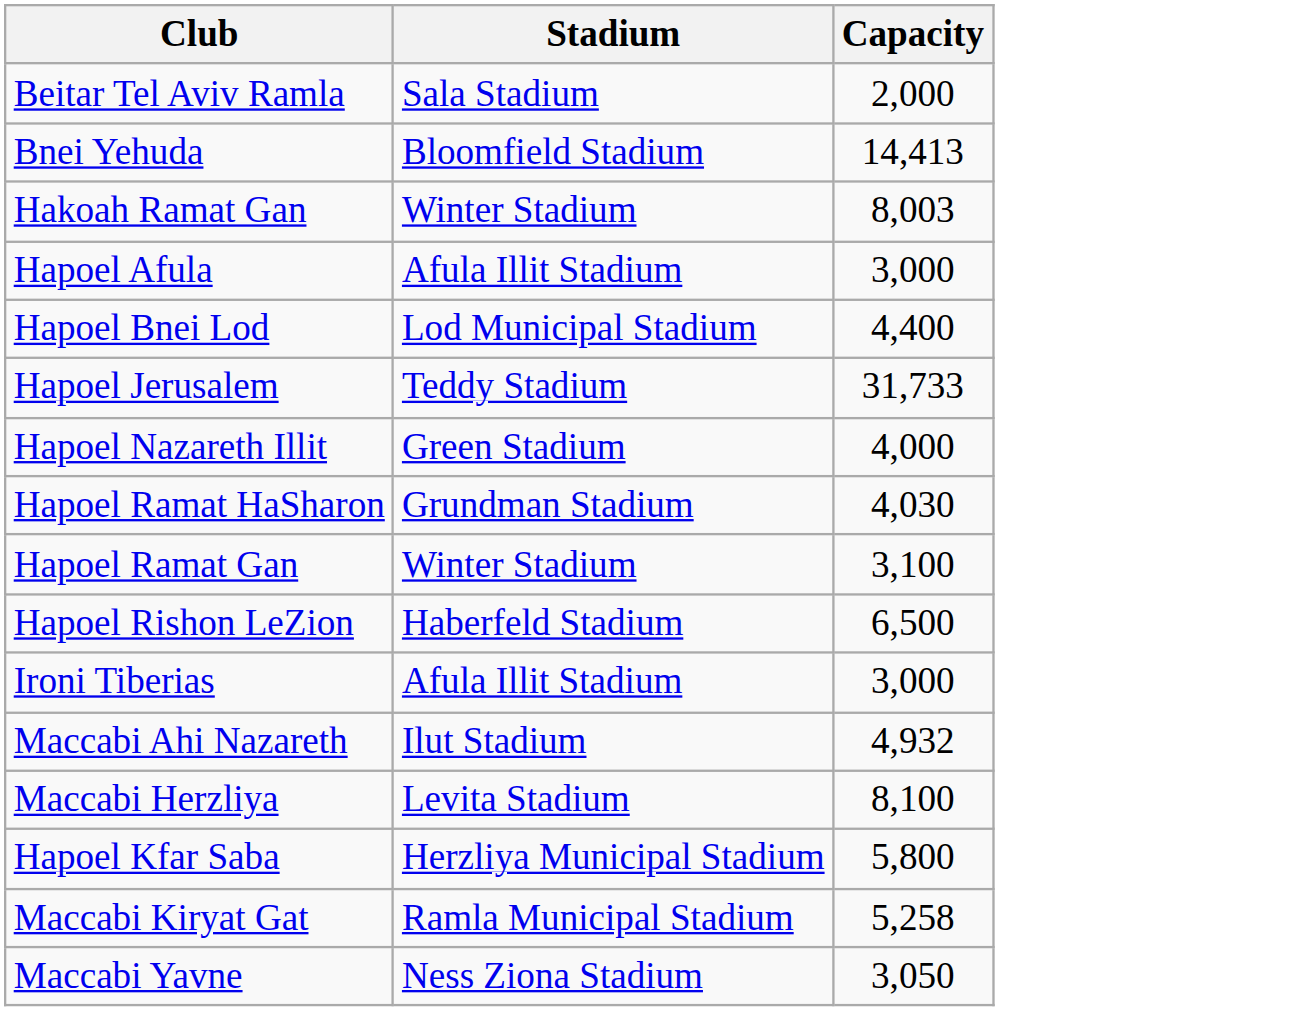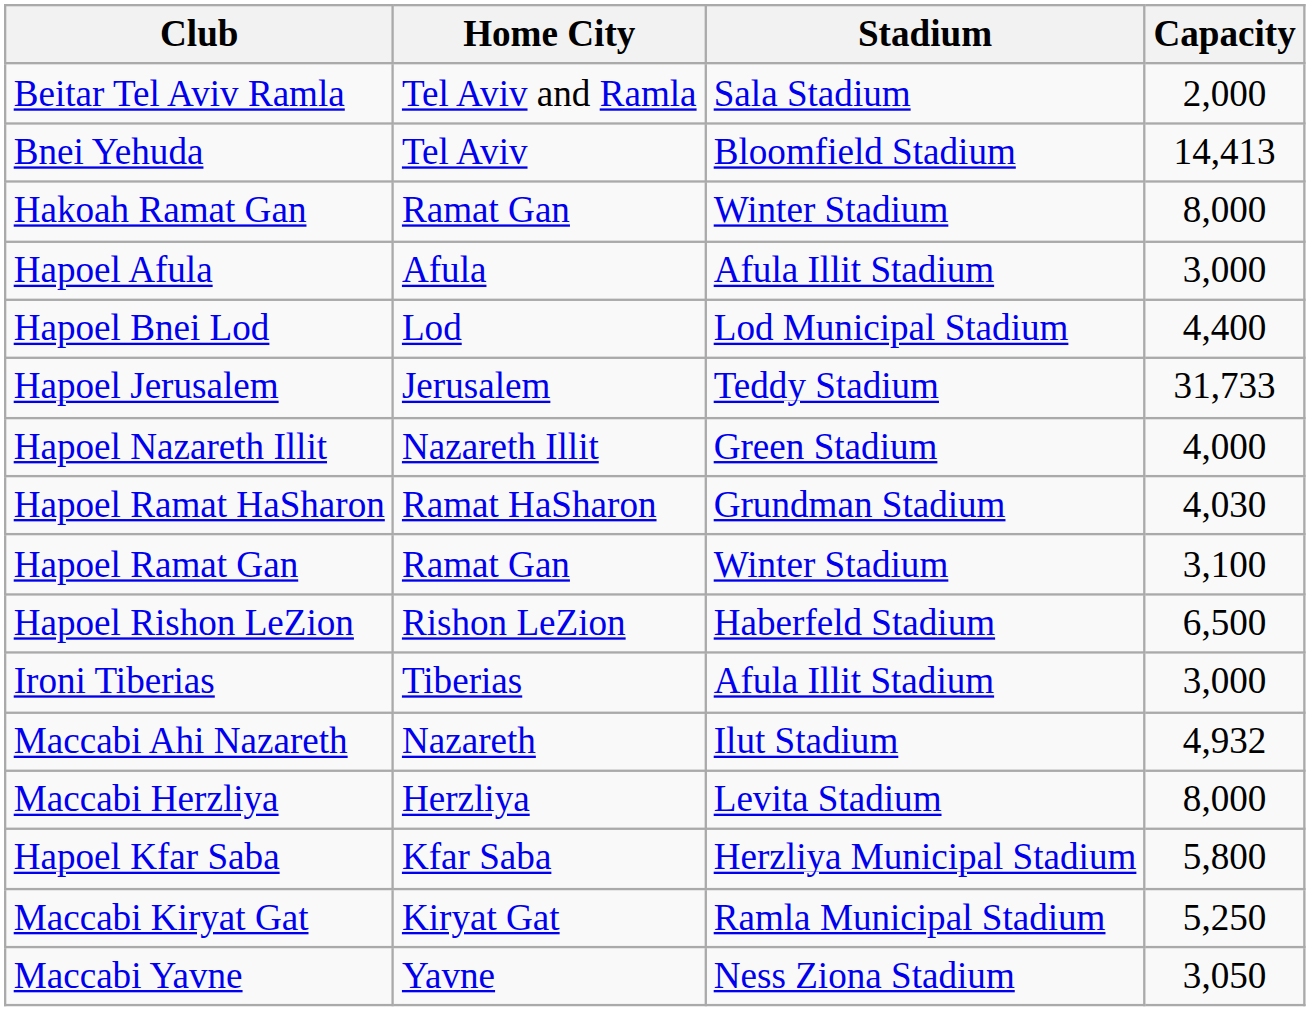+ column: (549, 33)
(913, 210) 8,003 -> (1225, 210) 8,000
(913, 799) 8,100 -> (1225, 799) 8,000
(913, 916) 5,258 -> (1225, 916) 5,250
